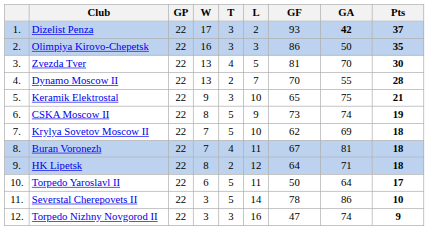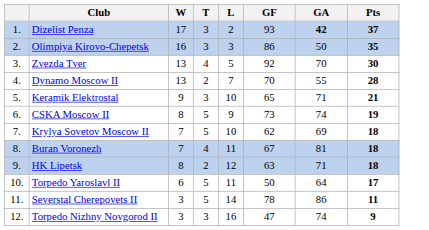- column: (181, 13)
(294, 64) 81 -> (269, 64) 92
(346, 98) 75 -> (321, 98) 71
(294, 166) 64 -> (269, 166) 63
(398, 200) 10 -> (373, 200) 11
